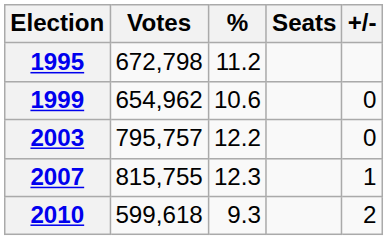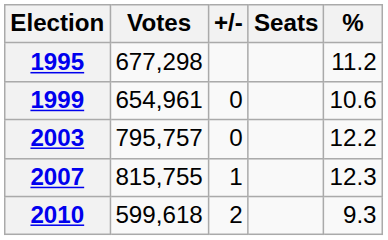columns swapped: (237, 23) <-> (362, 23)
(159, 61) 672,798 -> (159, 61) 677,298
(159, 100) 654,962 -> (159, 100) 654,961
